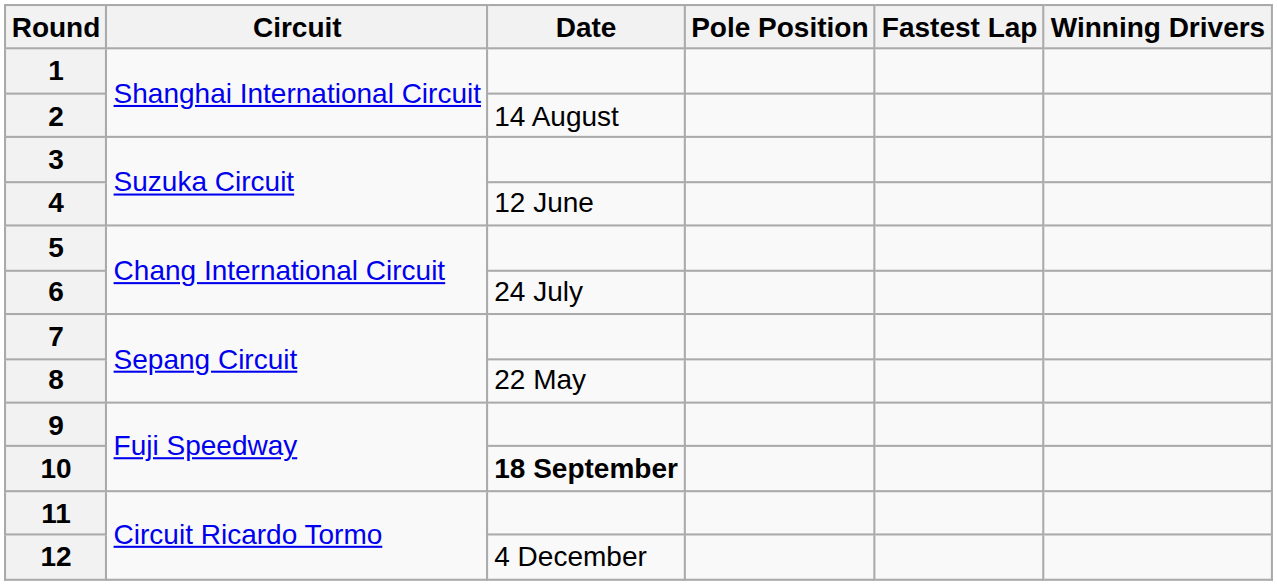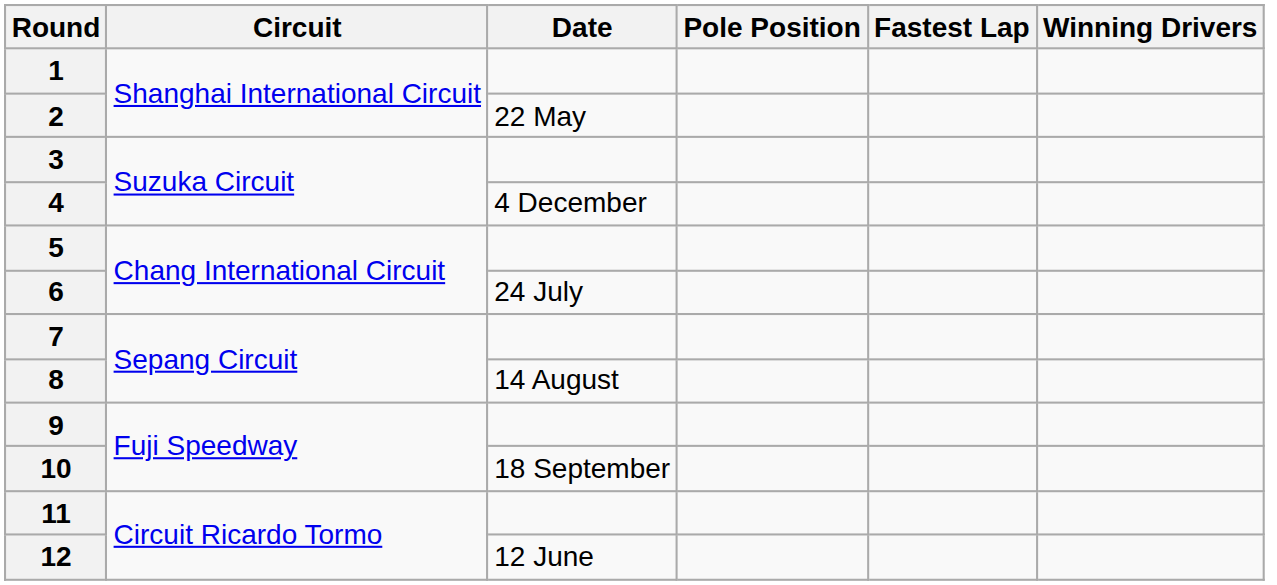(557, 115) 14 August -> (540, 115) 22 May
(544, 203) 12 June -> (571, 203) 4 December
(540, 380) 22 May -> (557, 380) 14 August
(586, 468) bold -> (582, 468) normal
(571, 557) 4 December -> (544, 557) 12 June
